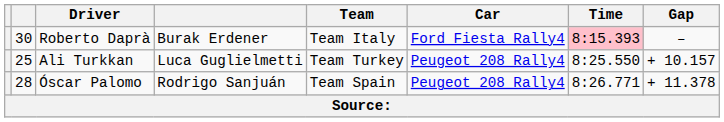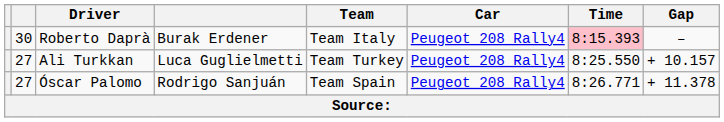(488, 38) Ford Fiesta Rally4 -> (488, 38) Peugeot 208 Rally4
(24, 61) 25 -> (24, 61) 27
(24, 83) 28 -> (24, 83) 27
